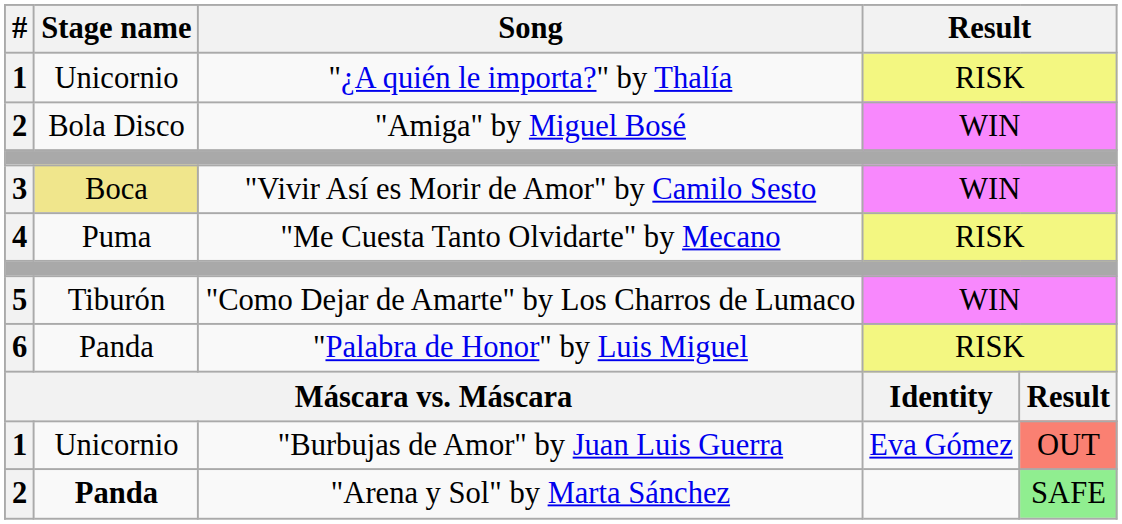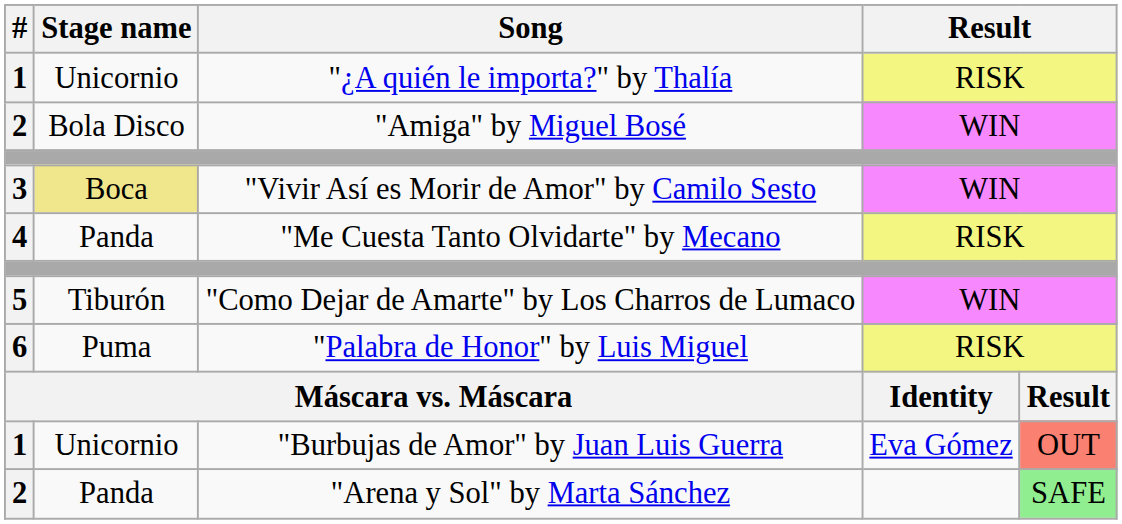(116, 236) Puma -> (116, 236) Panda
(116, 347) Panda -> (116, 347) Puma
(116, 493) bold -> (116, 493) normal
